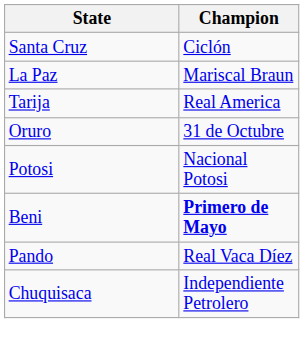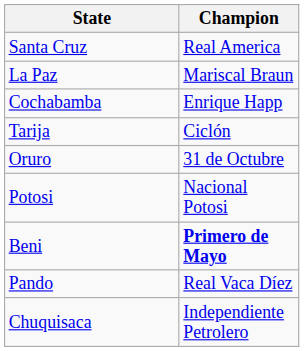(207, 46) Ciclón -> (232, 46) Real America
+ row: (55, 103)
(232, 103) Real America -> (207, 131) Ciclón
